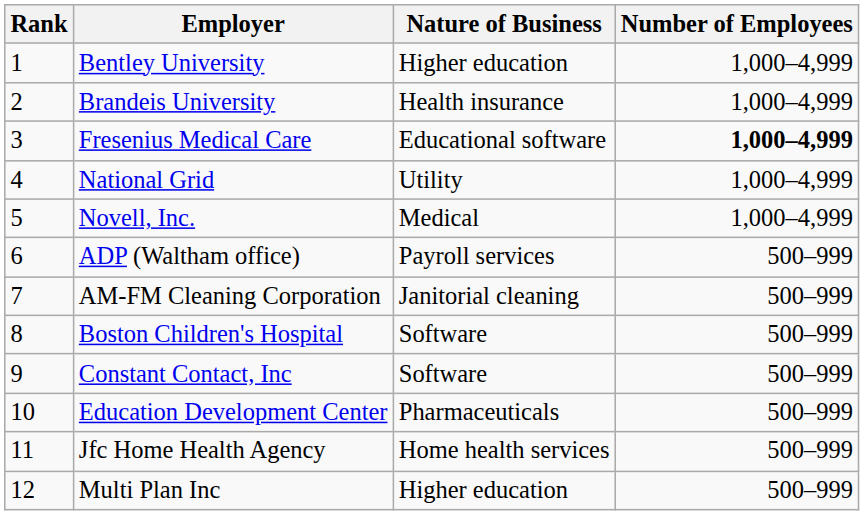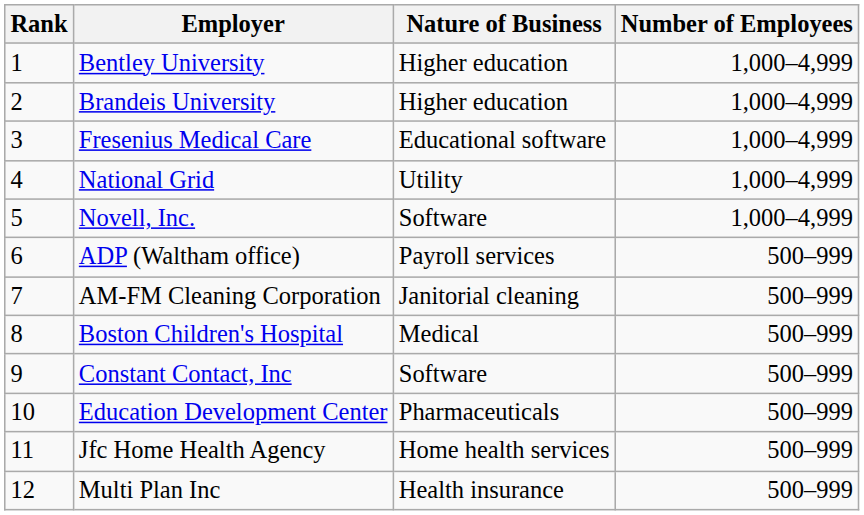(481, 101) Health insurance -> (483, 101) Higher education
(792, 140) bold -> (792, 140) normal
(439, 218) Medical -> (443, 218) Software
(443, 334) Software -> (439, 334) Medical
(483, 489) Higher education -> (481, 489) Health insurance
